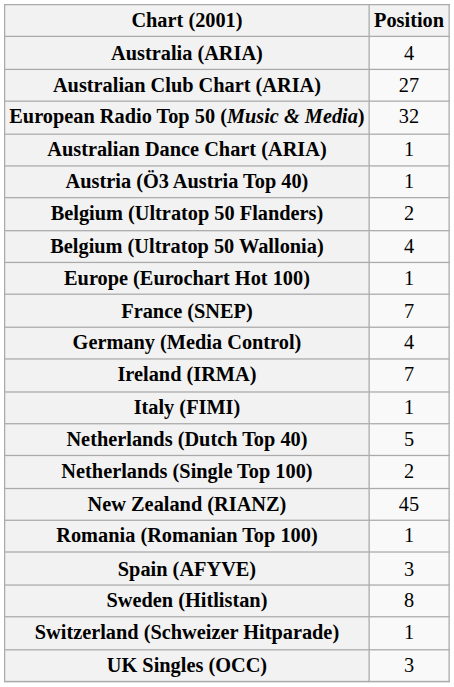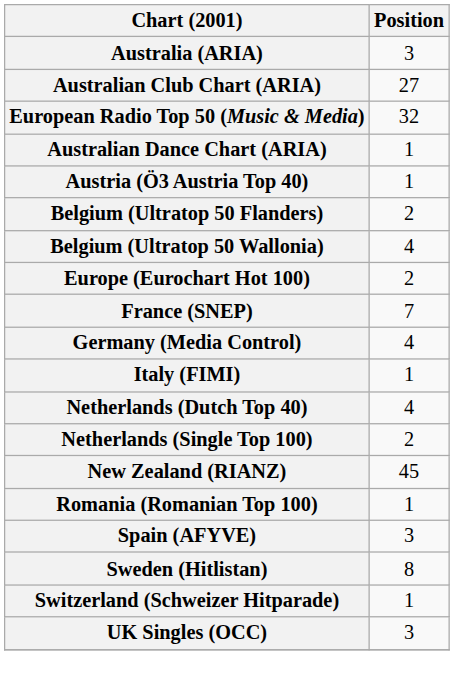(409, 52) 4 -> (409, 52) 3
(409, 278) 1 -> (409, 278) 2
- row: (187, 375)
(409, 439) 5 -> (409, 407) 4
